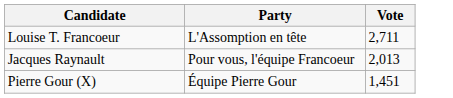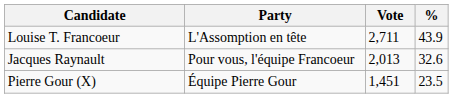+ column: (431, 15)
